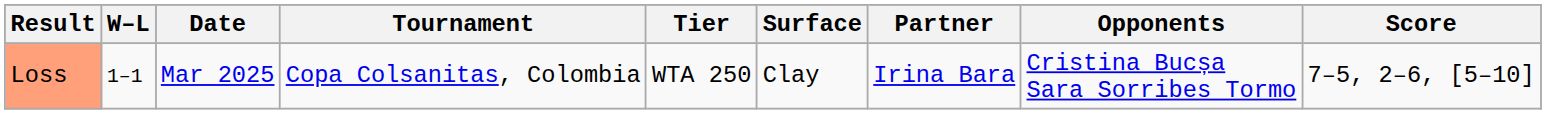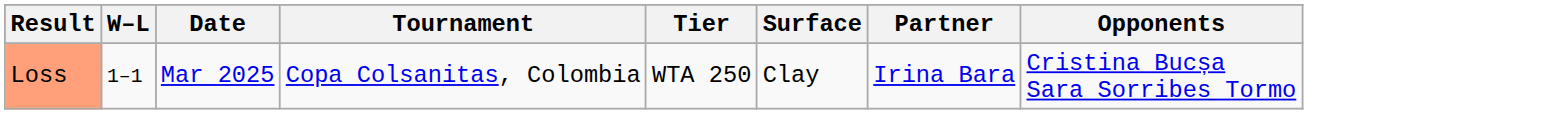- column: (1421, 24)
